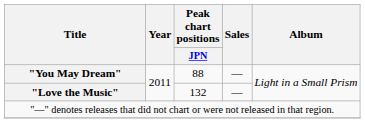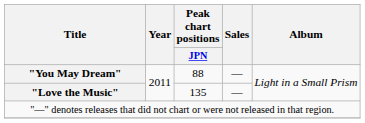(198, 91) 132 -> (198, 91) 135
